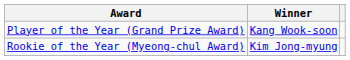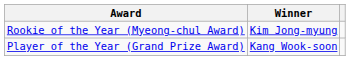rows swapped: (126, 30) <-> (126, 47)
